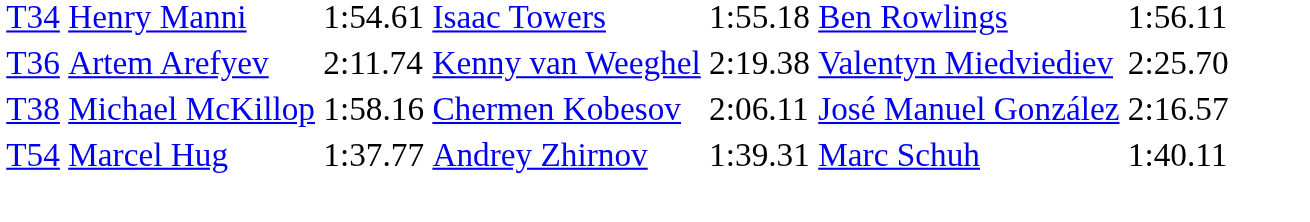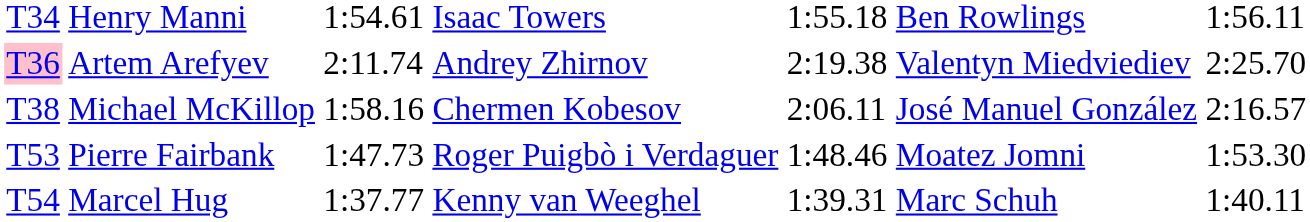(33, 63) no background -> (33, 63) pink background
(567, 63) Kenny van Weeghel -> (540, 63) Andrey Zhirnov
+ row: (171, 154)
(540, 154) Andrey Zhirnov -> (567, 200) Kenny van Weeghel
